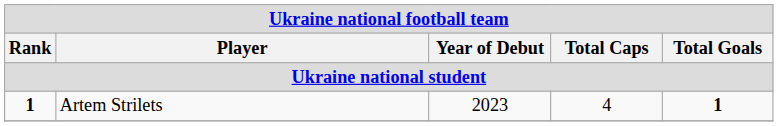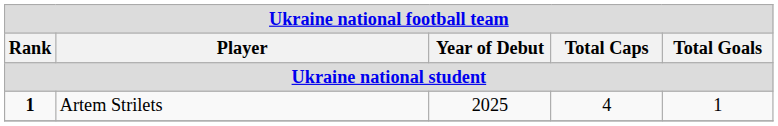(490, 105) 2023 -> (490, 105) 2025
(718, 105) bold -> (718, 105) normal
